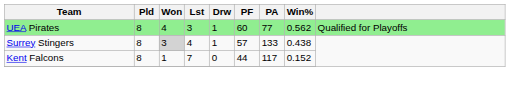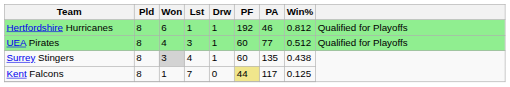+ row: (60, 27)
(299, 27) 0.562 -> (299, 43) 0.512
(242, 43) 57 -> (242, 58) 60
(270, 43) 133 -> (270, 58) 135
(242, 58) no background -> (242, 74) khaki background
(299, 58) 0.152 -> (299, 74) 0.125
